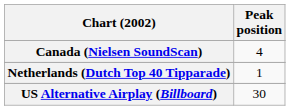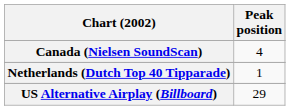(259, 94) 30 -> (259, 94) 29
